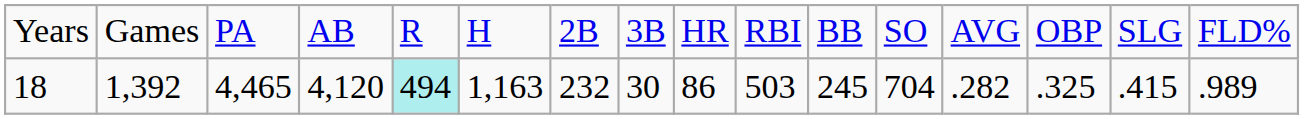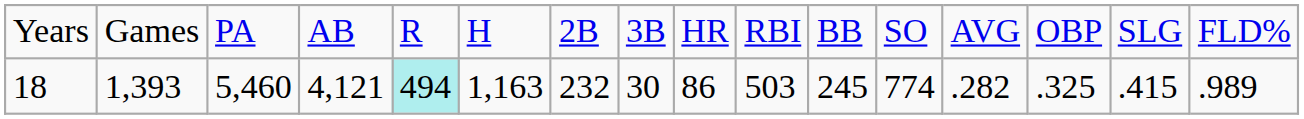(143, 85) 1,392 -> (143, 85) 1,393
(253, 85) 4,465 -> (253, 85) 5,460
(346, 85) 4,120 -> (346, 85) 4,121
(909, 85) 704 -> (909, 85) 774
